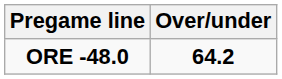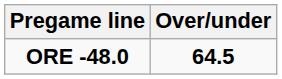(213, 56) 64.2 -> (213, 56) 64.5
